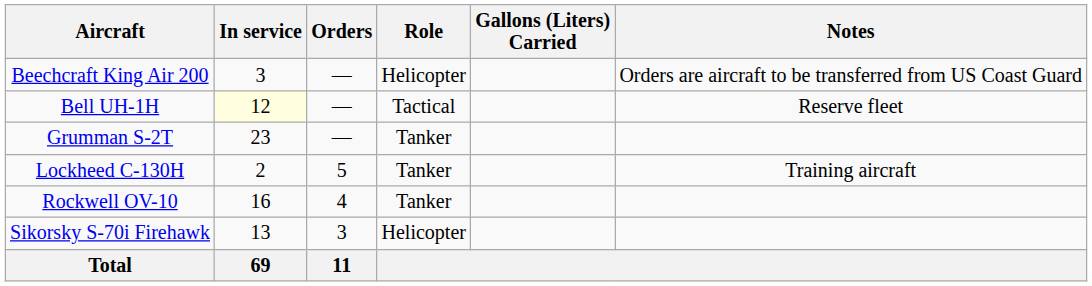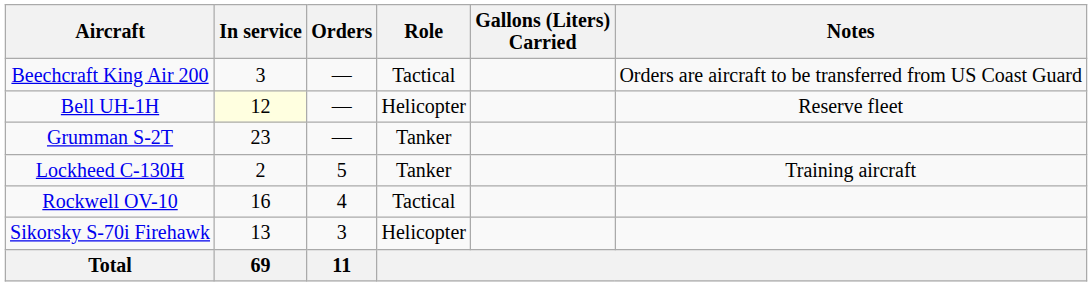(424, 74) Helicopter -> (424, 74) Tactical
(424, 106) Tactical -> (424, 106) Helicopter
(424, 201) Tanker -> (424, 201) Tactical
